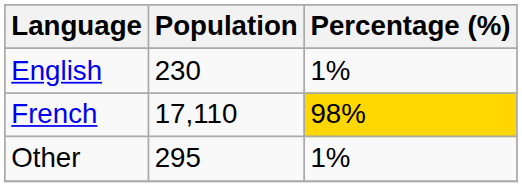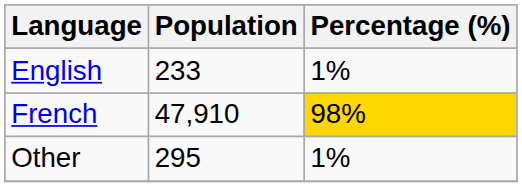(178, 70) 230 -> (178, 70) 233
(196, 114) 17,110 -> (197, 114) 47,910
